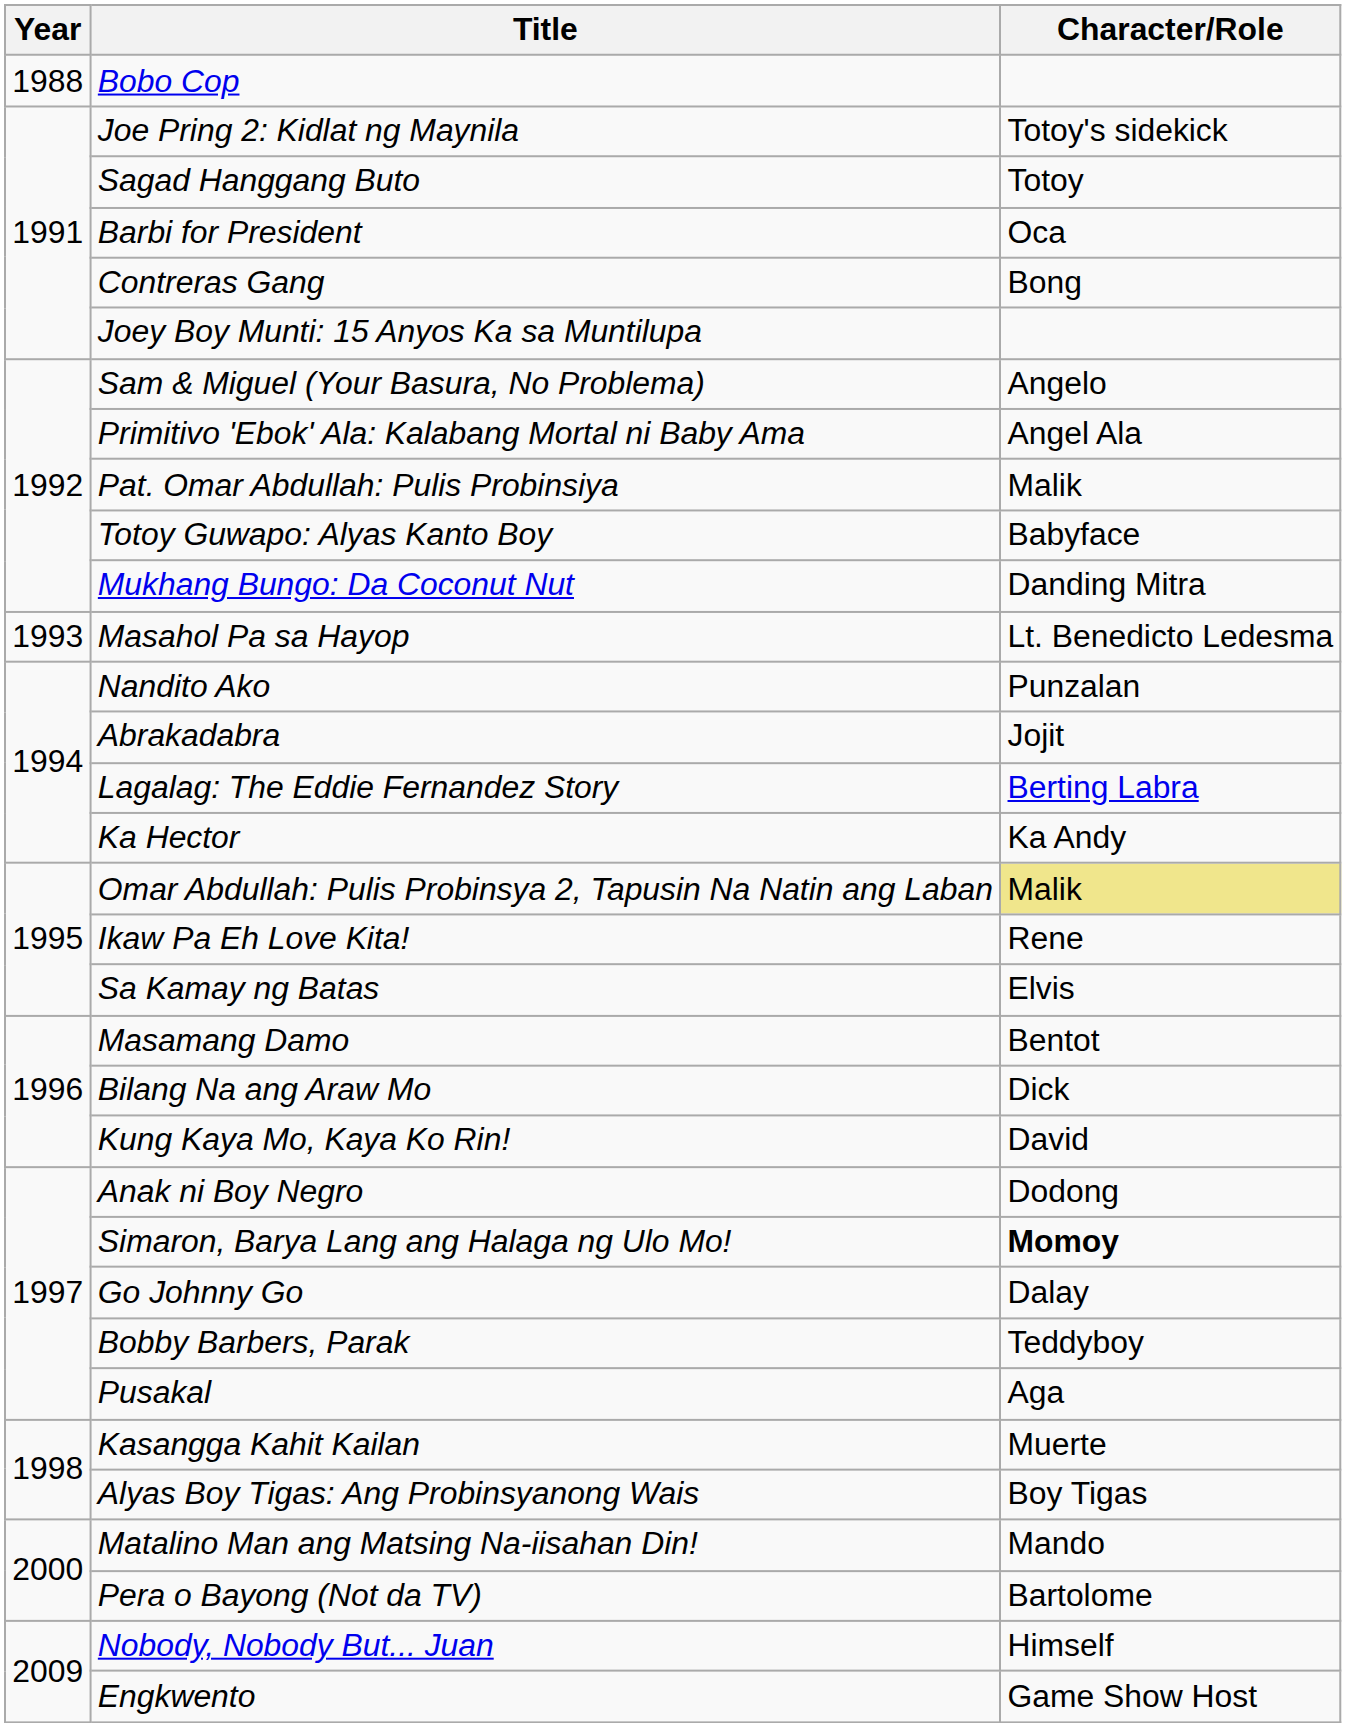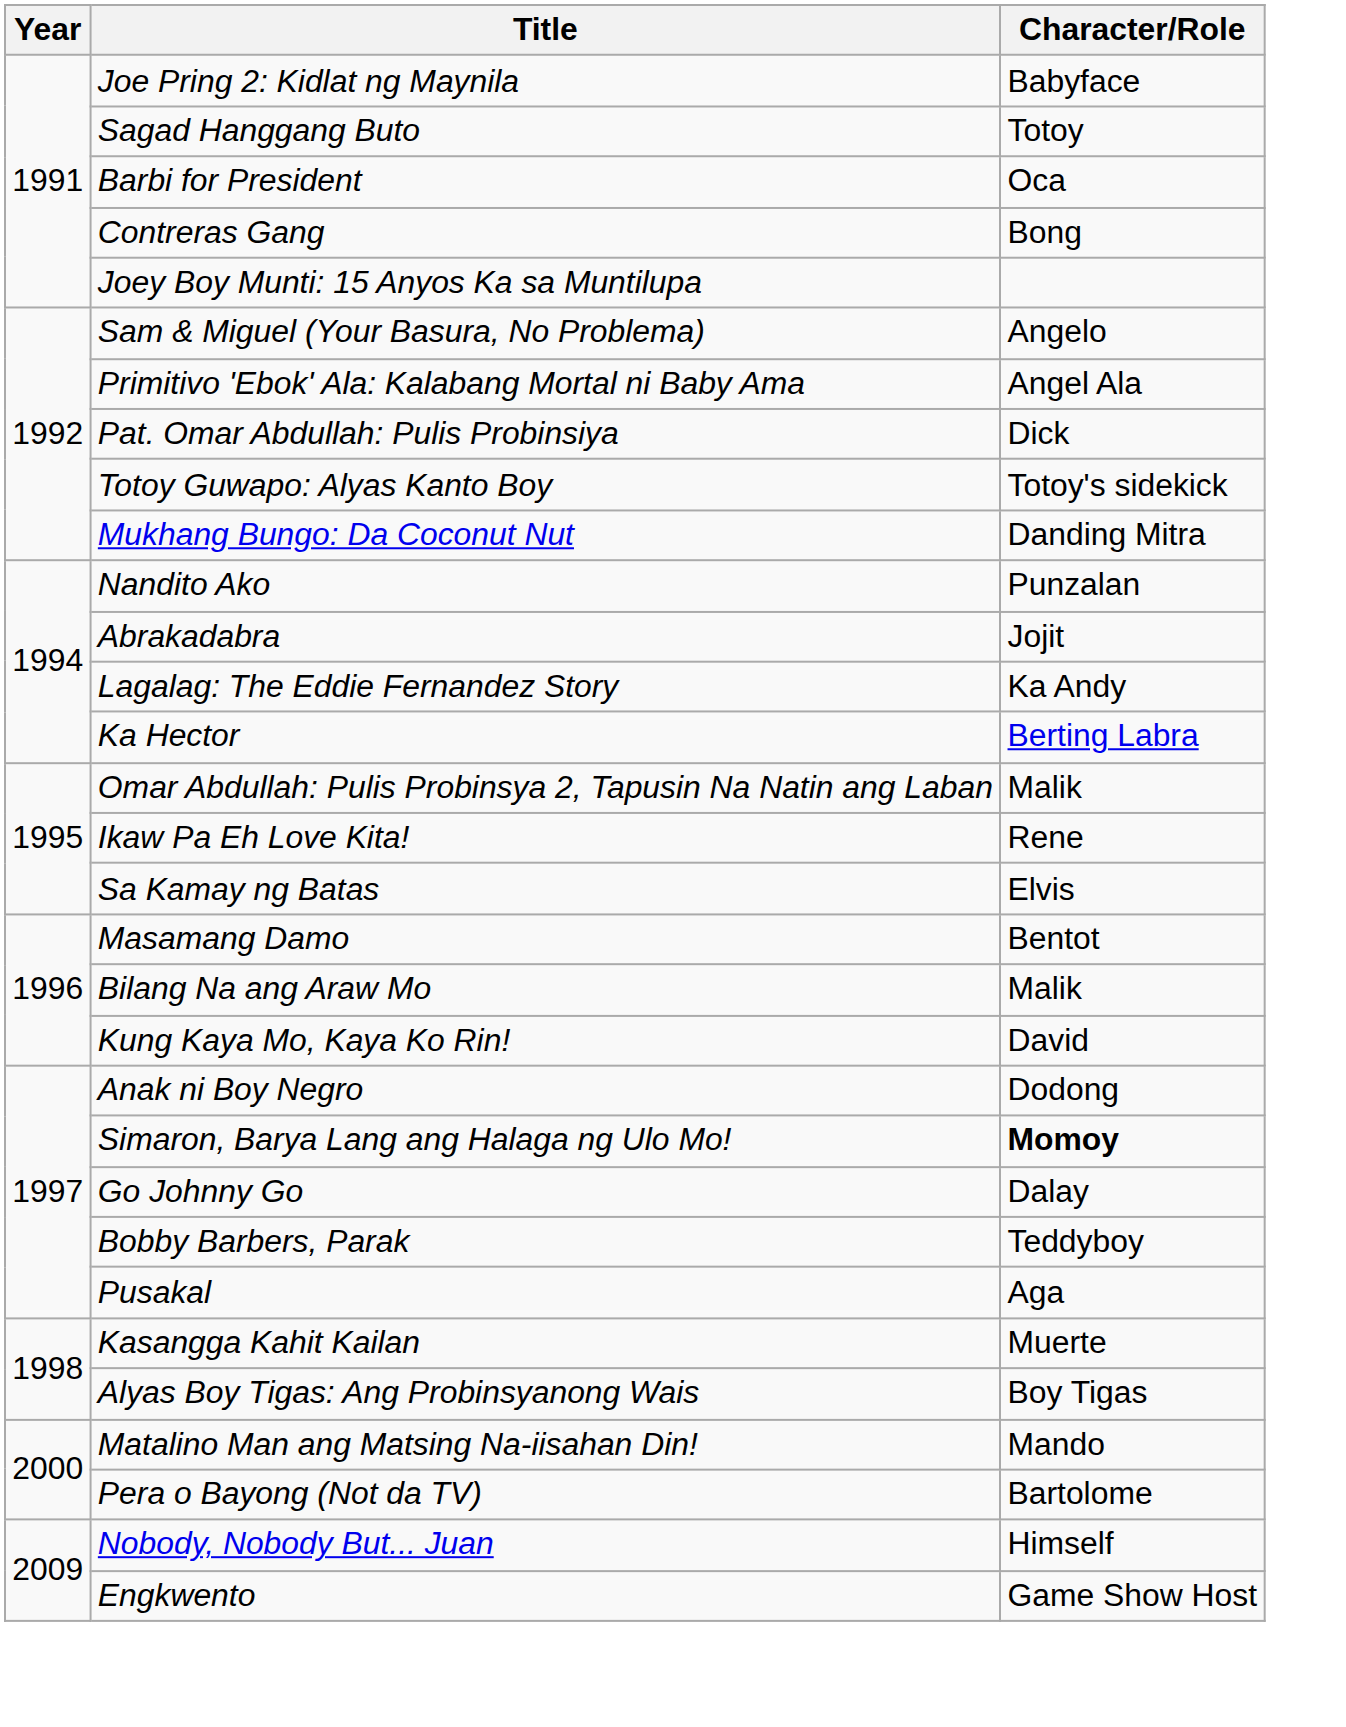- row: (169, 80)
(1118, 130) Totoy's sidekick -> (1074, 80) Babyface
(1045, 484) Malik -> (1038, 433) Dick
(1074, 534) Babyface -> (1118, 484) Totoy's sidekick
- row: (254, 635)
(1103, 787) Berting Labra -> (1067, 686) Ka Andy
(1067, 837) Ka Andy -> (1103, 736) Berting Labra
(1045, 888) khaki background -> (1045, 787) no background
(1038, 1090) Dick -> (1045, 989) Malik
